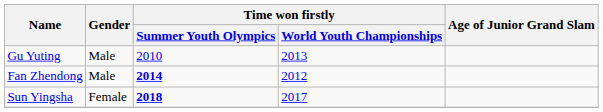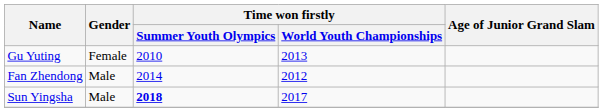(102, 55) Male -> (108, 55) Female
(149, 76) bold -> (149, 76) normal
(108, 96) Female -> (102, 96) Male
